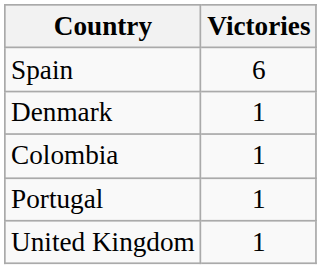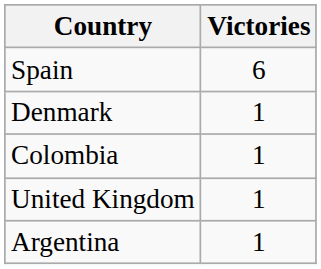- row: (57, 198)
+ row: (65, 241)
